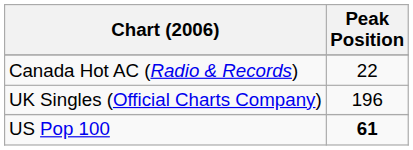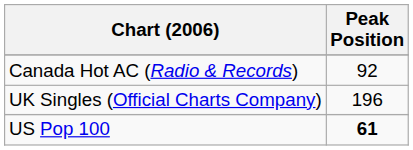(367, 70) 22 -> (367, 70) 92
